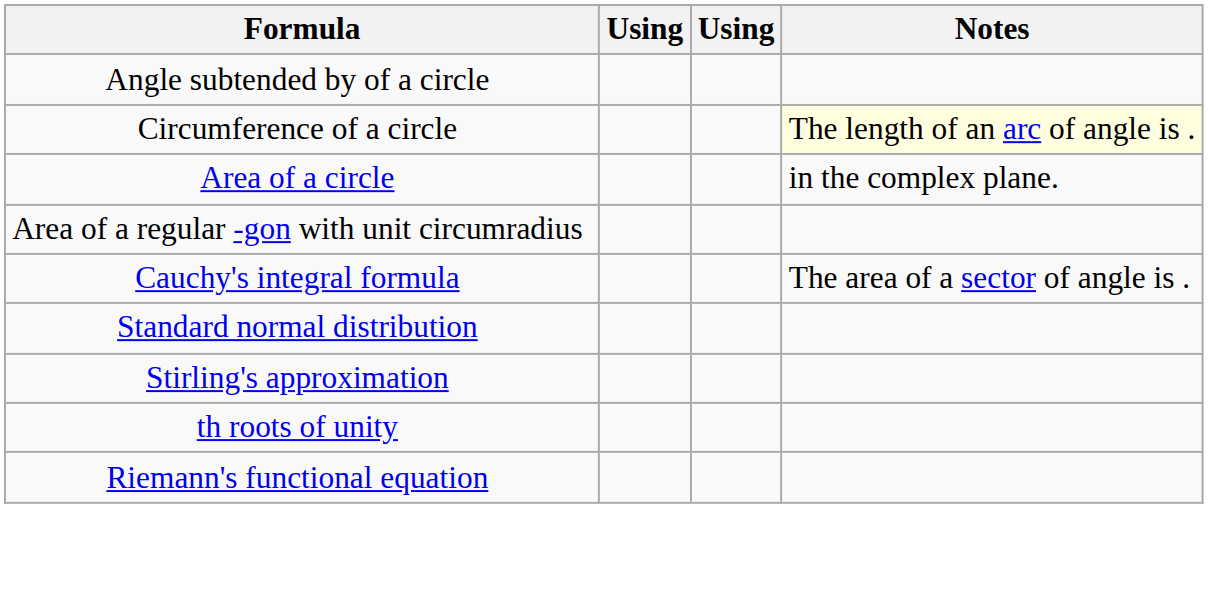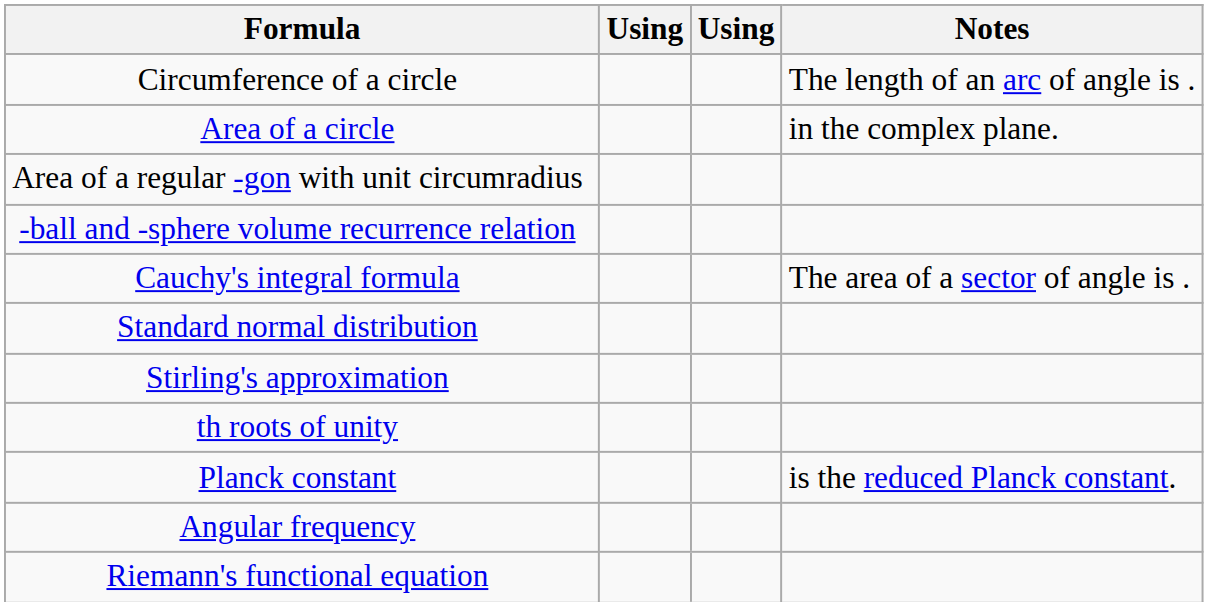- row: (297, 79)
(992, 128) lightyellow background -> (992, 79) no background
+ row: (297, 228)
+ row: (297, 476)
+ row: (297, 526)
